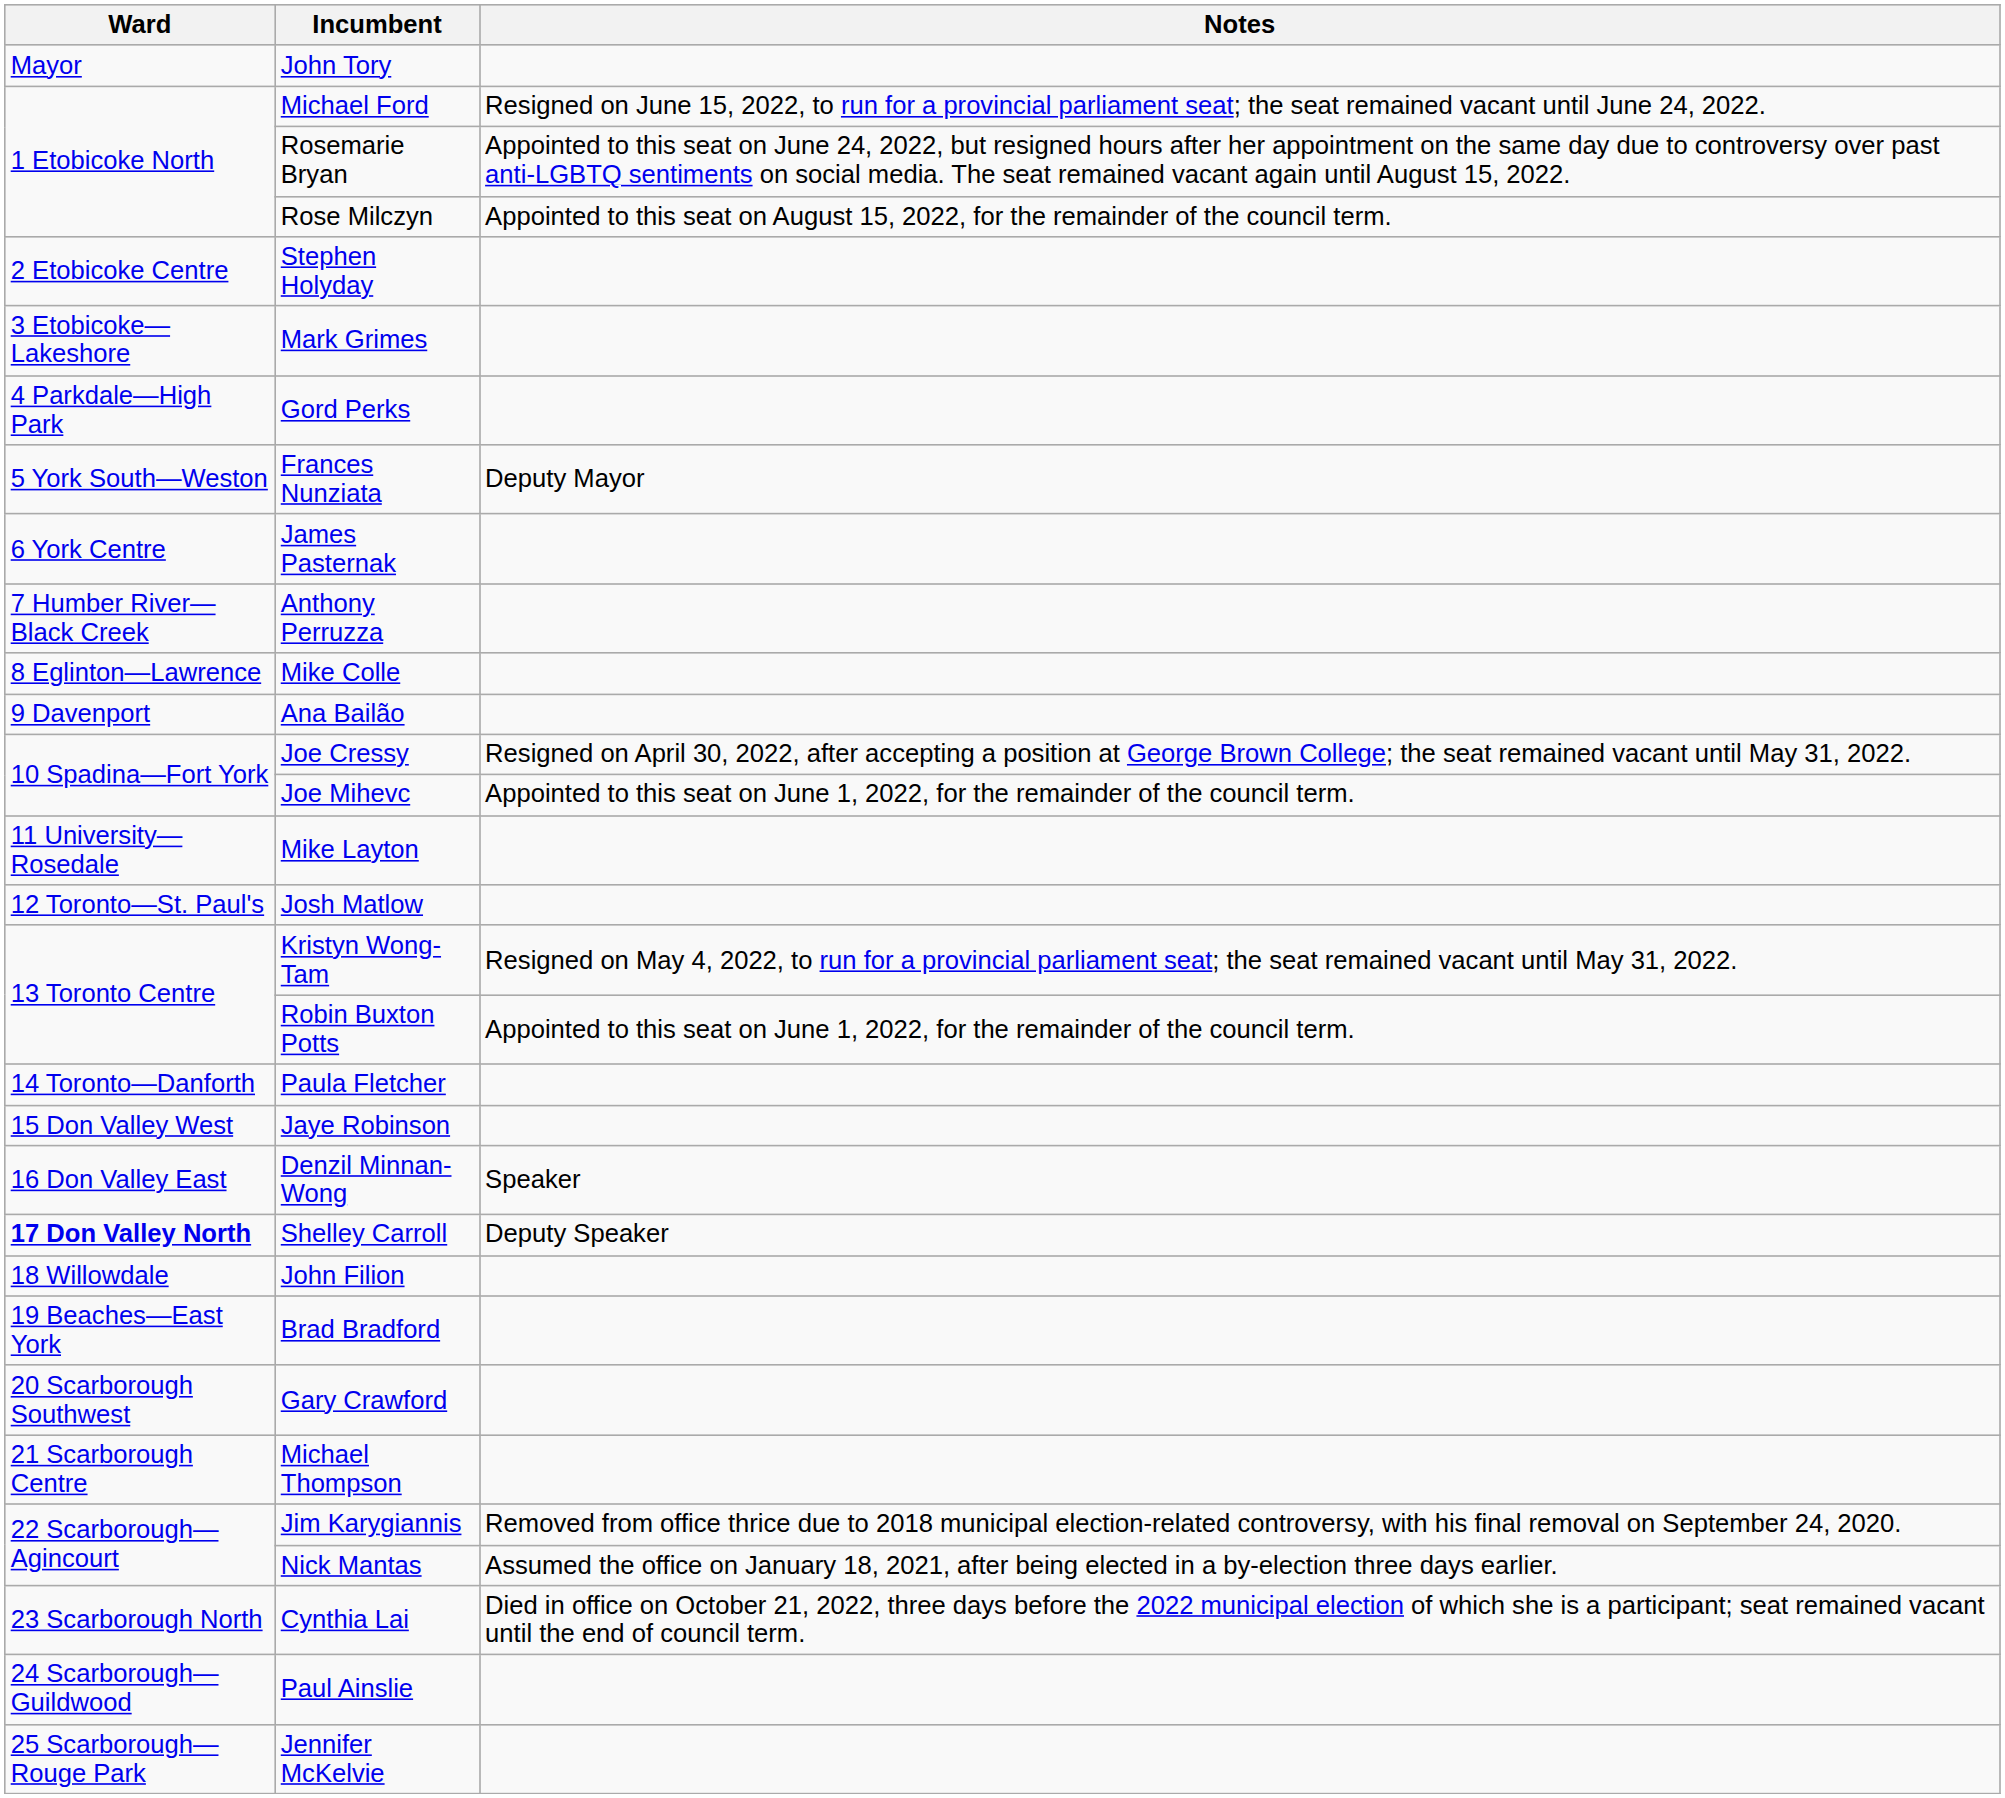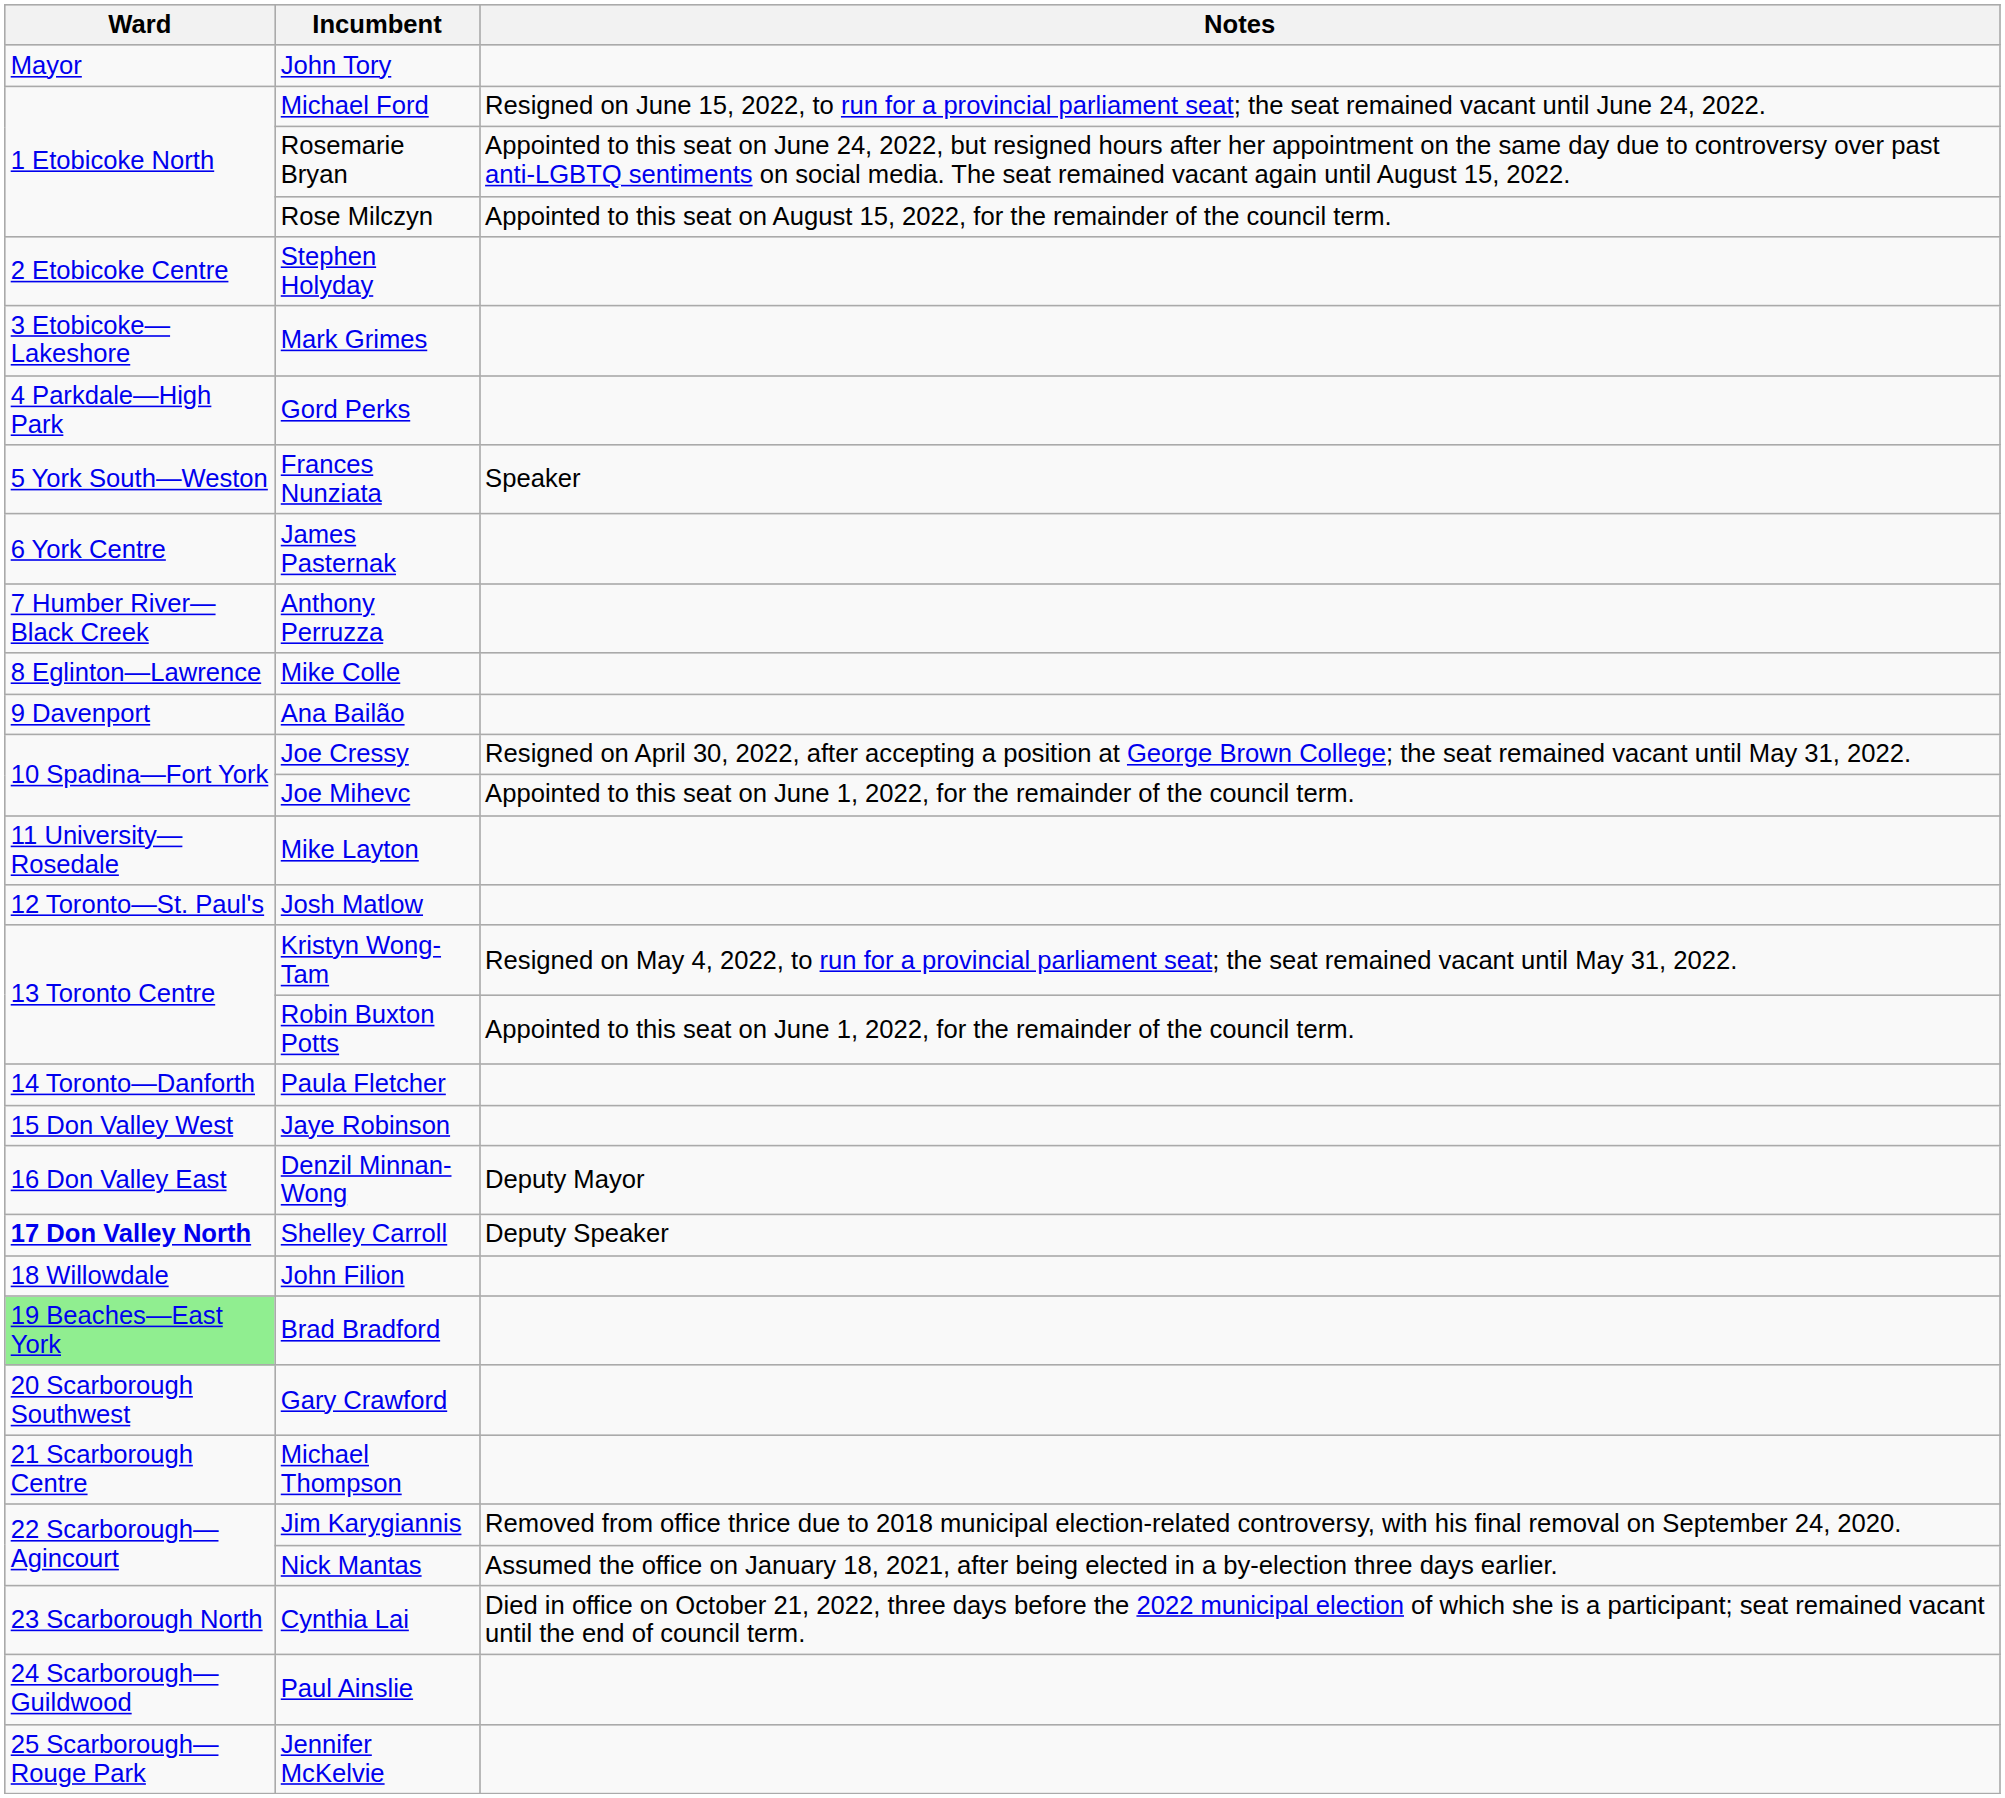(565, 479) Deputy Mayor -> (533, 479) Speaker
(533, 1179) Speaker -> (565, 1179) Deputy Mayor
(117, 1330) no background -> (117, 1330) lightgreen background
